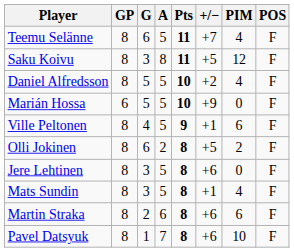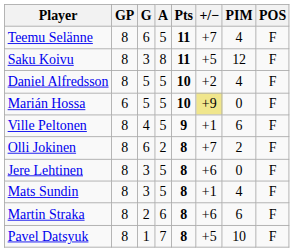(209, 103) no background -> (209, 103) khaki background
(209, 147) +5 -> (209, 147) +7
(209, 236) +6 -> (209, 236) +5
